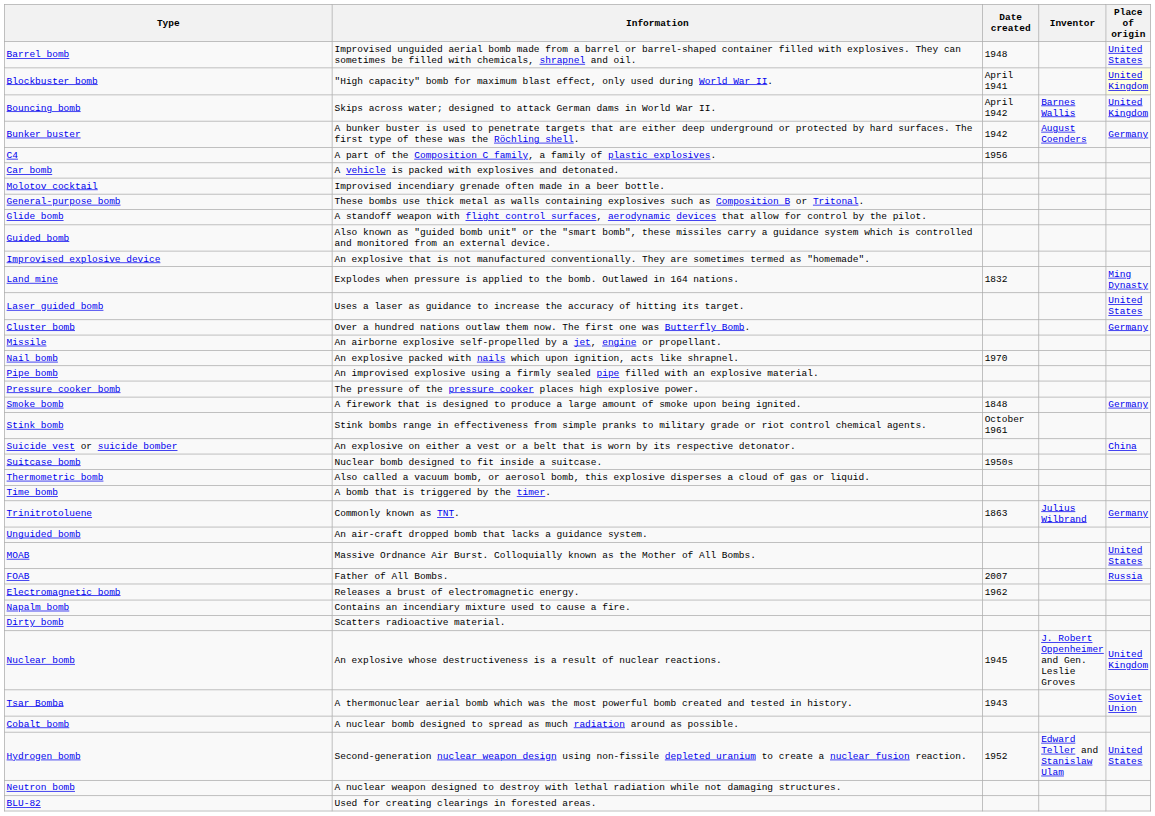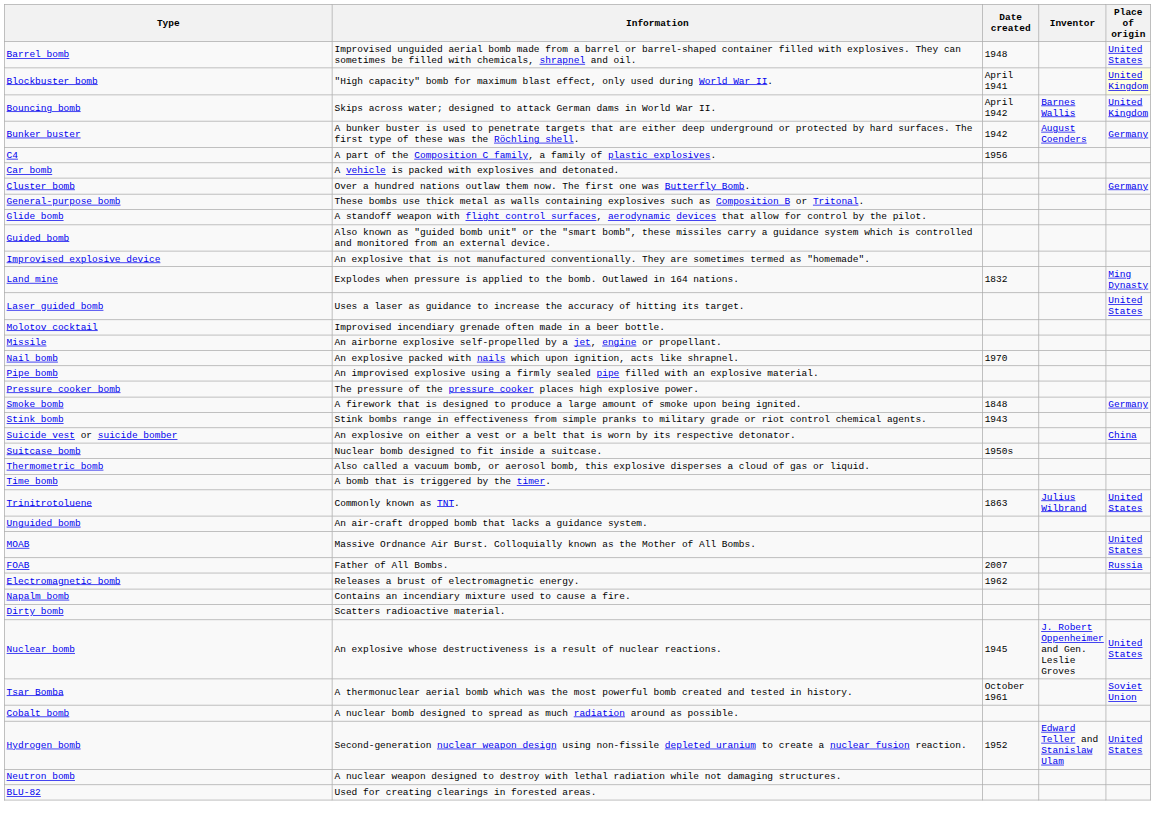rows swapped: (41, 327) <-> (52, 186)
(1005, 425) October 1961 -> (996, 420) 1943
(1128, 514) Germany -> (1125, 503) United States
(1128, 660) United Kingdom -> (1125, 649) United States
(996, 703) 1943 -> (1005, 692) October 1961
